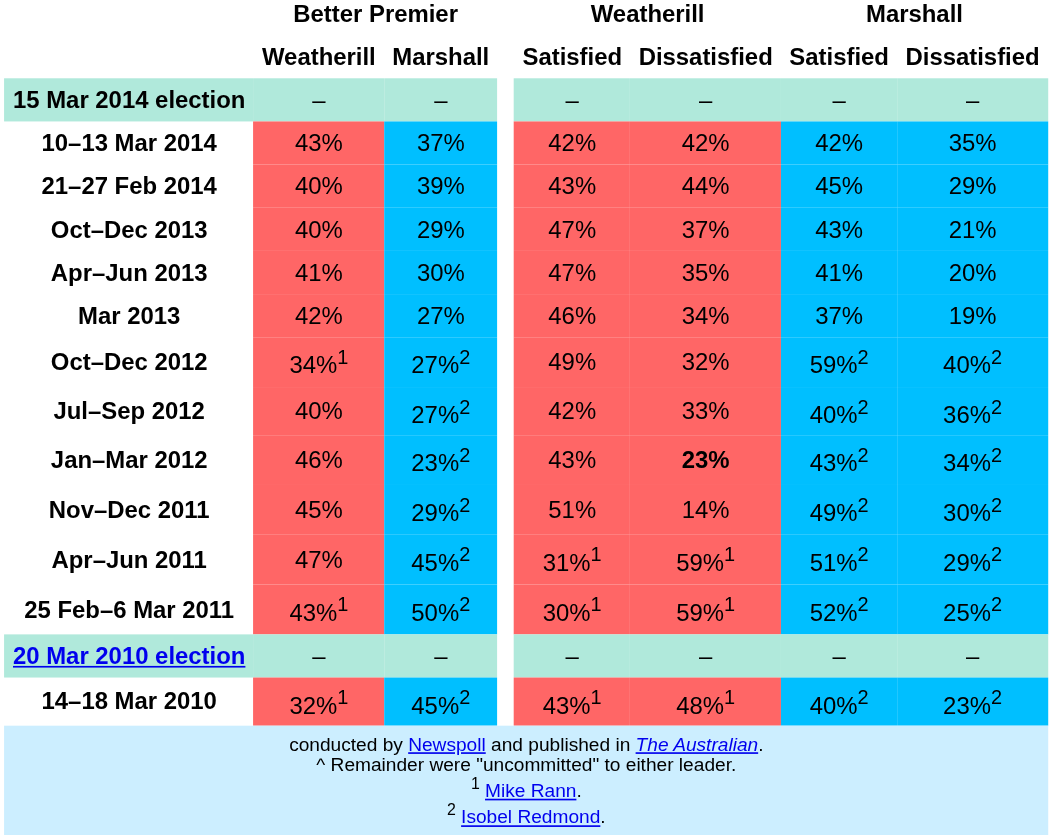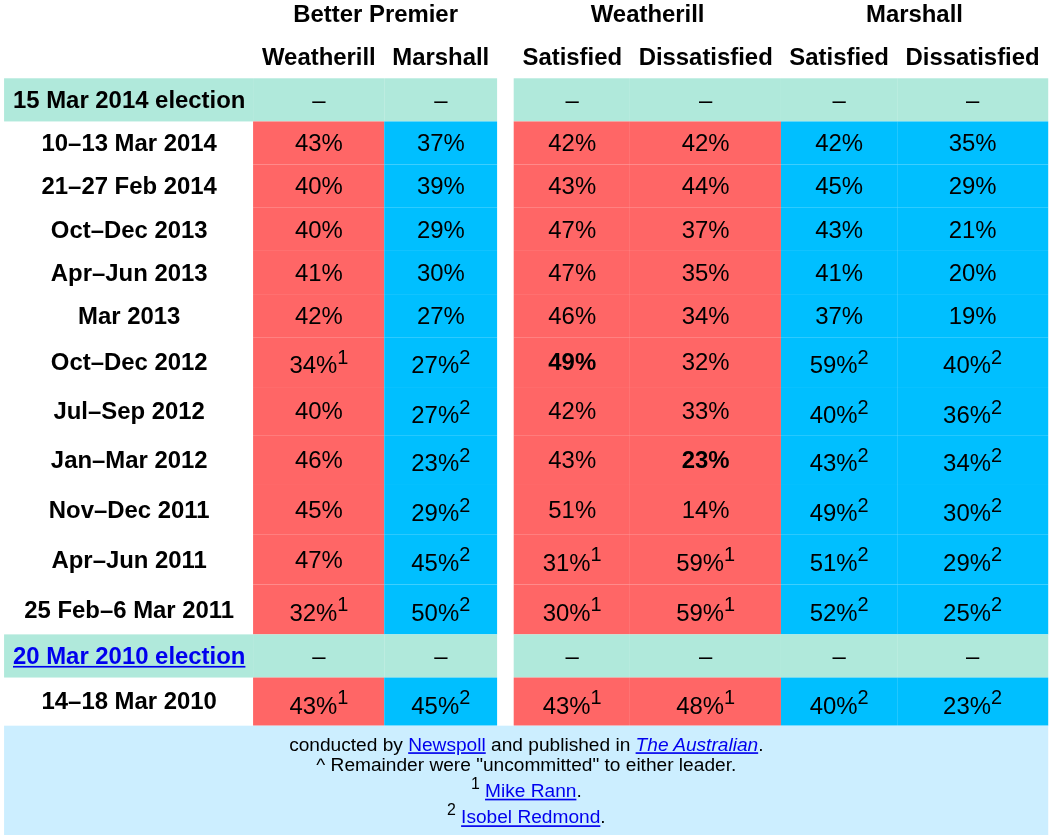(572, 362) normal -> (572, 362) bold
(319, 609) 43%1 -> (319, 609) 32%1
(319, 701) 32%1 -> (319, 701) 43%1
